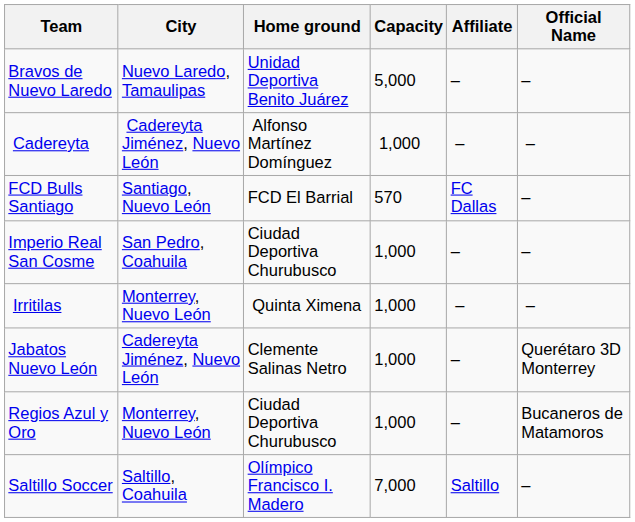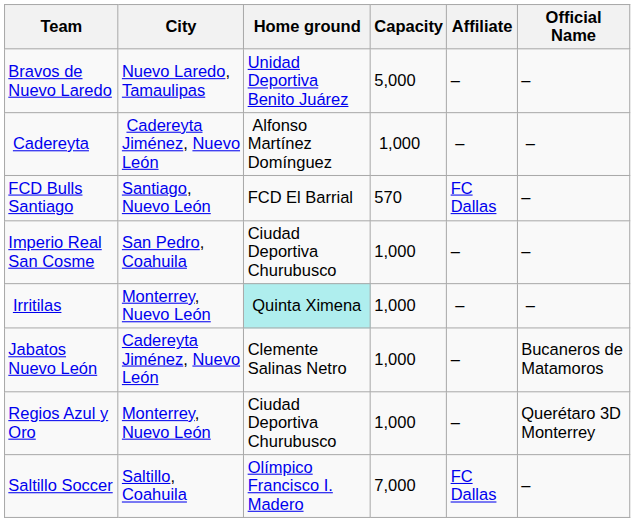(307, 305) no background -> (307, 305) paleturquoise background
(571, 359) Querétaro 3D Monterrey -> (572, 359) Bucaneros de Matamoros
(572, 423) Bucaneros de Matamoros -> (571, 423) Querétaro 3D Monterrey
(475, 486) Saltillo -> (474, 486) FC Dallas
